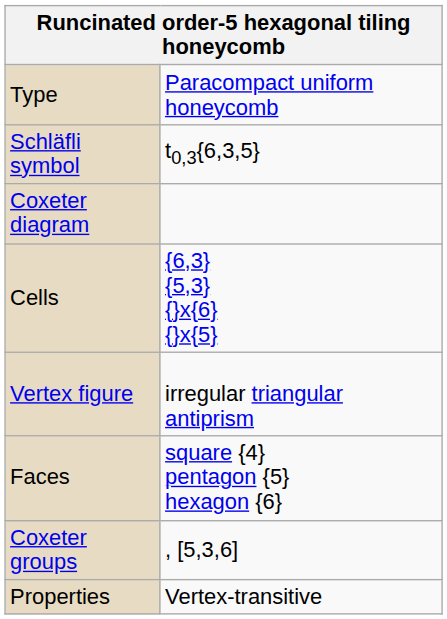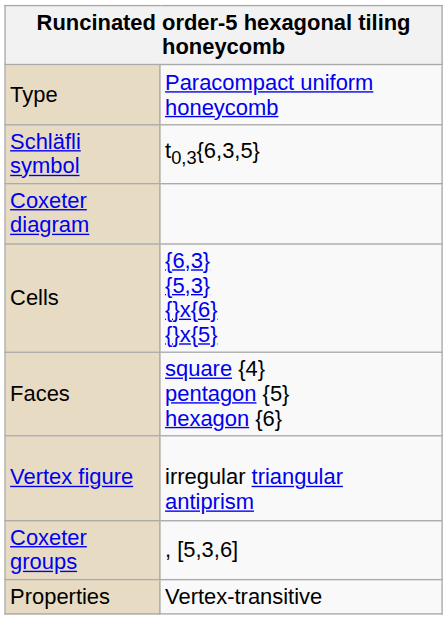rows swapped: (40, 477) <-> (72, 393)
